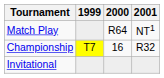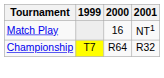(117, 30) R64 -> (117, 30) 16
(117, 48) 16 -> (117, 48) R64
- row: (32, 65)
